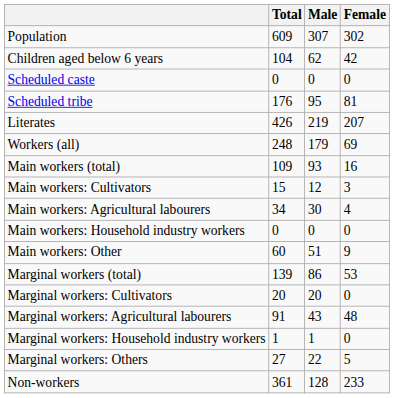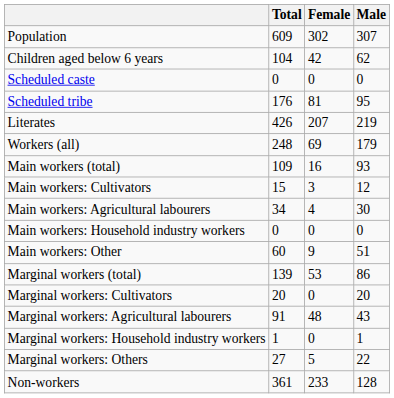columns swapped: (323, 15) <-> (365, 15)
